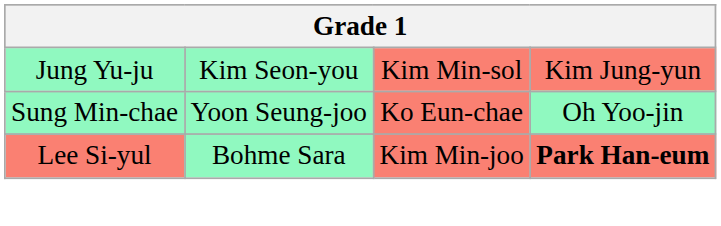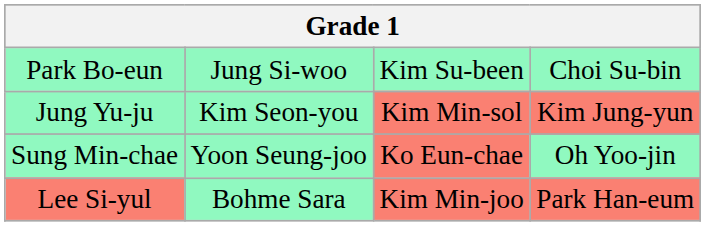+ row: (95, 69)
(623, 155) bold -> (615, 198) normal
